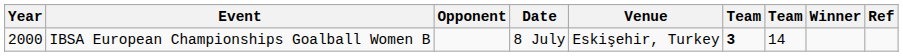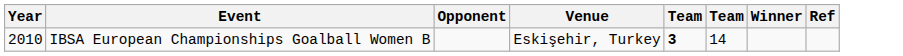- column: (540, 16)
(25, 40) 2000 -> (25, 40) 2010
